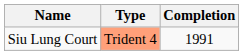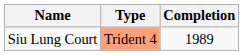(199, 38) 1991 -> (199, 38) 1989
